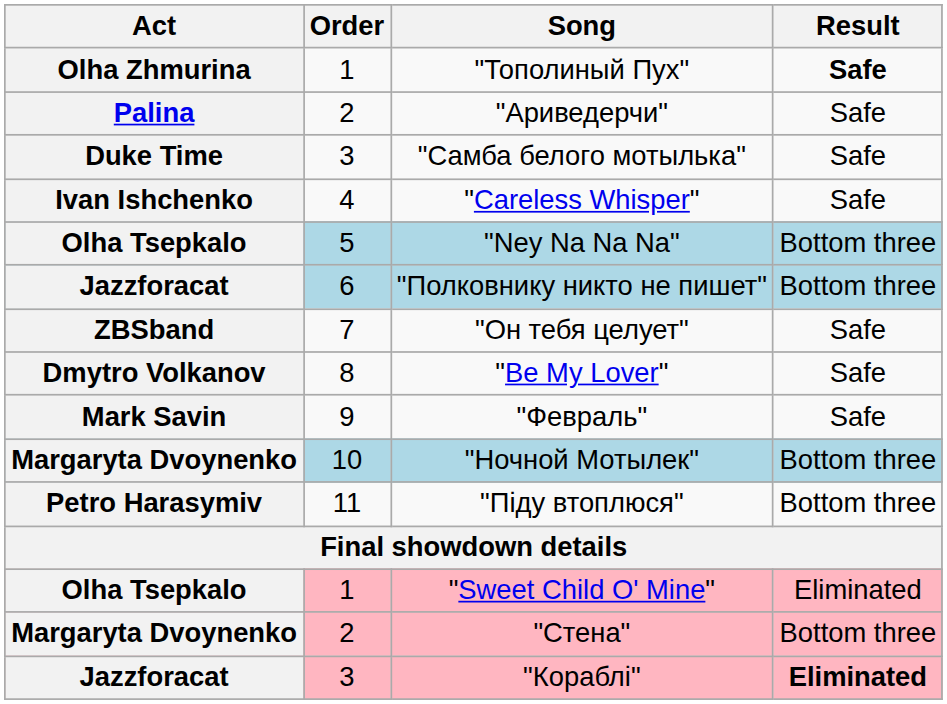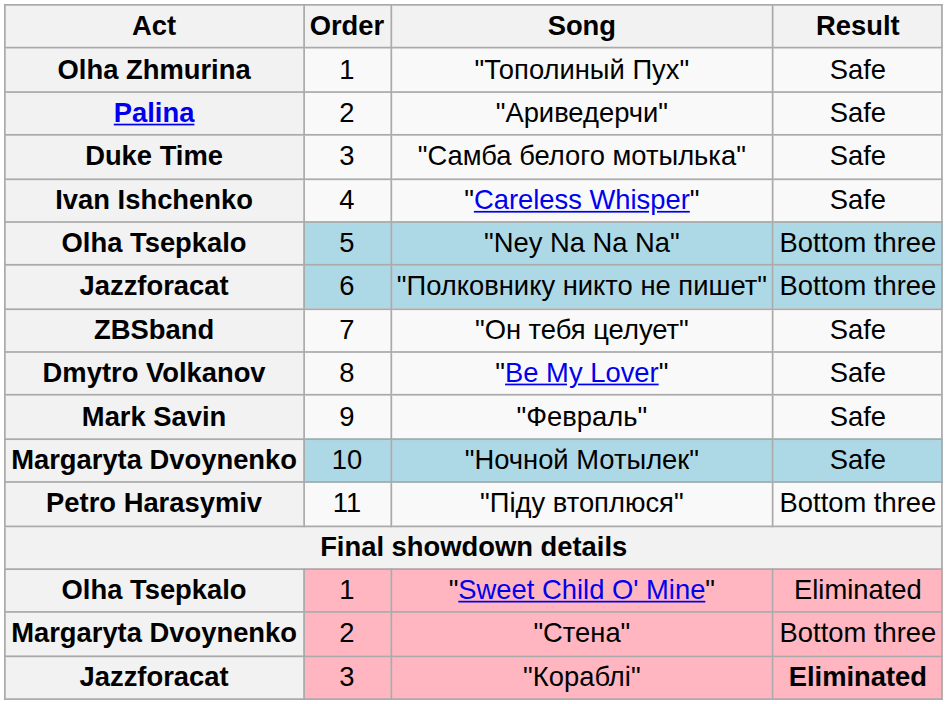(858, 69) bold -> (858, 69) normal
(858, 460) Bottom three -> (858, 460) Safe
